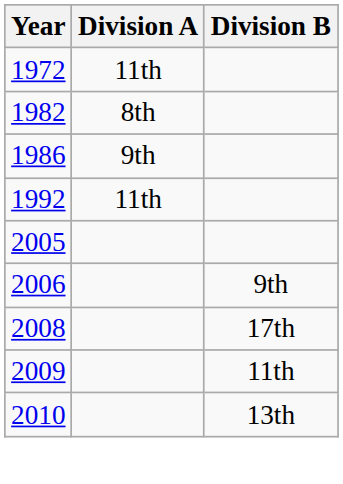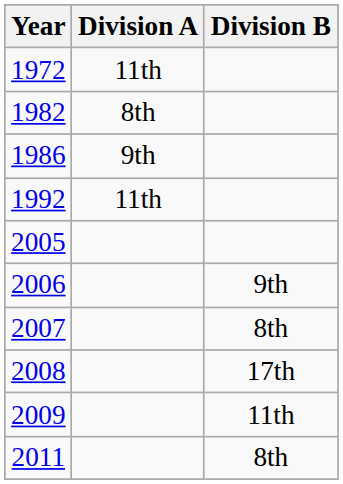+ row: (38, 328)
- row: (38, 414)
+ row: (38, 457)
